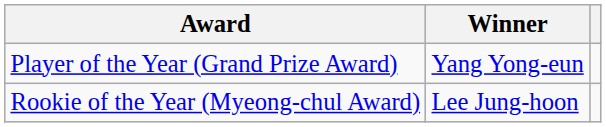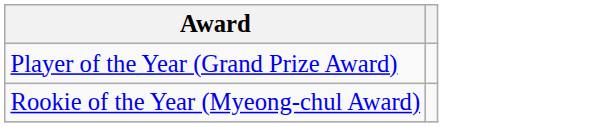- column: (508, 24)
